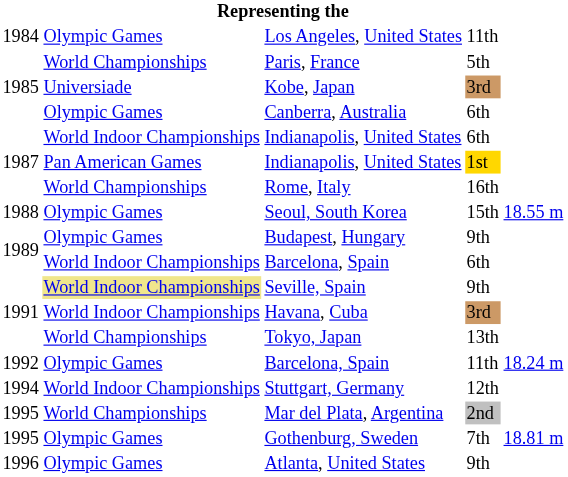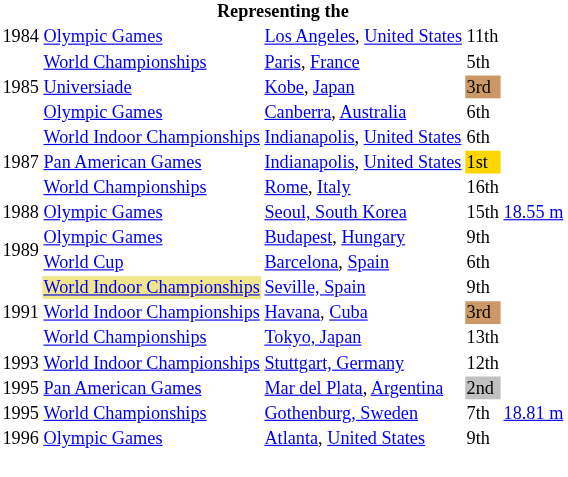(152, 262) World Indoor Championships -> (84, 262) World Cup
- row: (327, 362)
(21, 387) 1994 -> (21, 362) 1993
(125, 412) World Championships -> (122, 387) Pan American Games
(103, 437) Olympic Games -> (125, 412) World Championships
